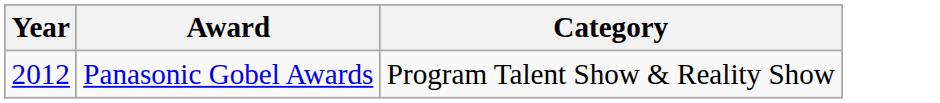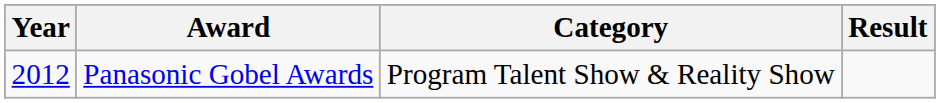+ column: (888, 27)
